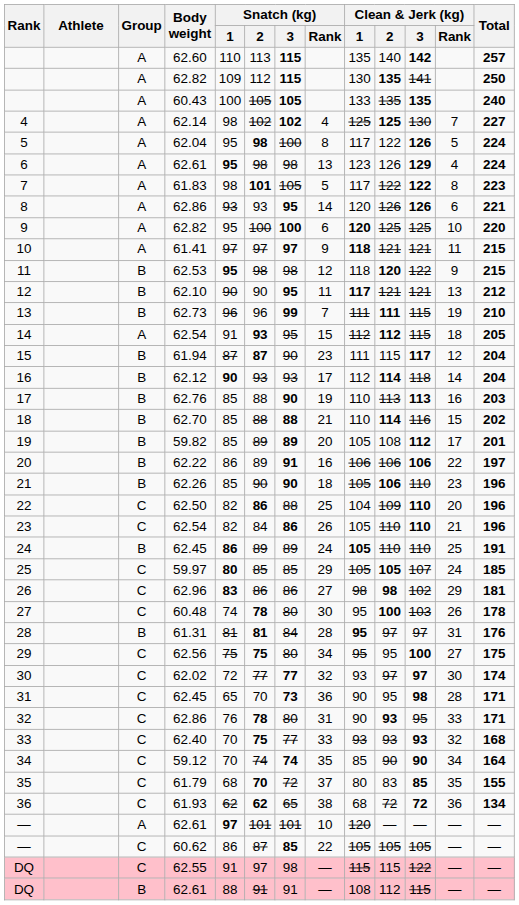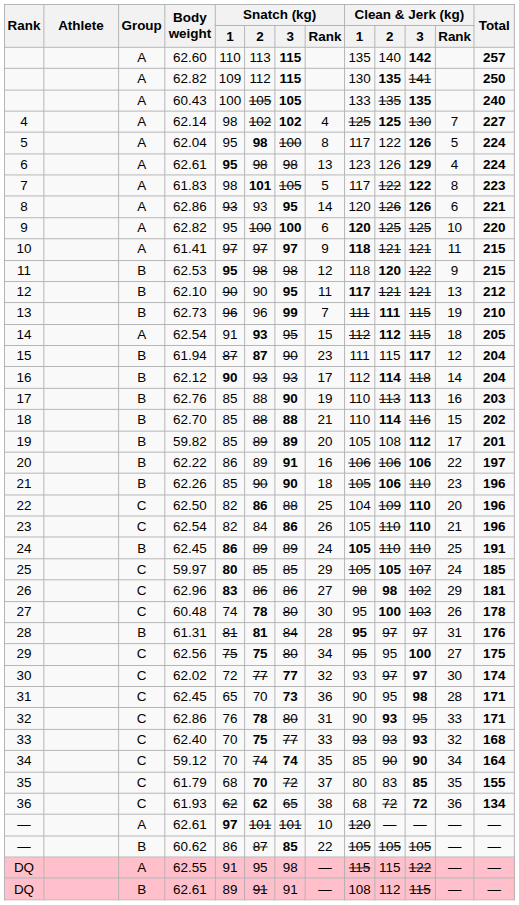(142, 846) C -> (142, 846) B
(142, 867) C -> (142, 867) A
(260, 867) 97 -> (260, 867) 95
(230, 889) 88 -> (230, 889) 89
